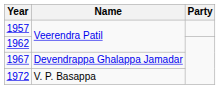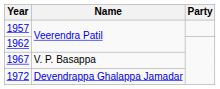(108, 60) Devendrappa Ghalappa Jamadar -> (65, 60) V. P. Basappa
(65, 76) V. P. Basappa -> (108, 76) Devendrappa Ghalappa Jamadar
